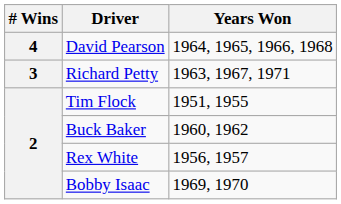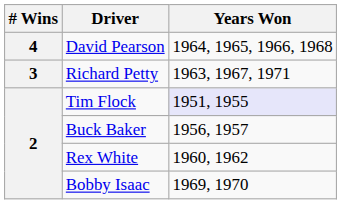(210, 102) no background -> (210, 102) lavender background
(210, 129) 1960, 1962 -> (210, 129) 1956, 1957
(210, 157) 1956, 1957 -> (210, 157) 1960, 1962
